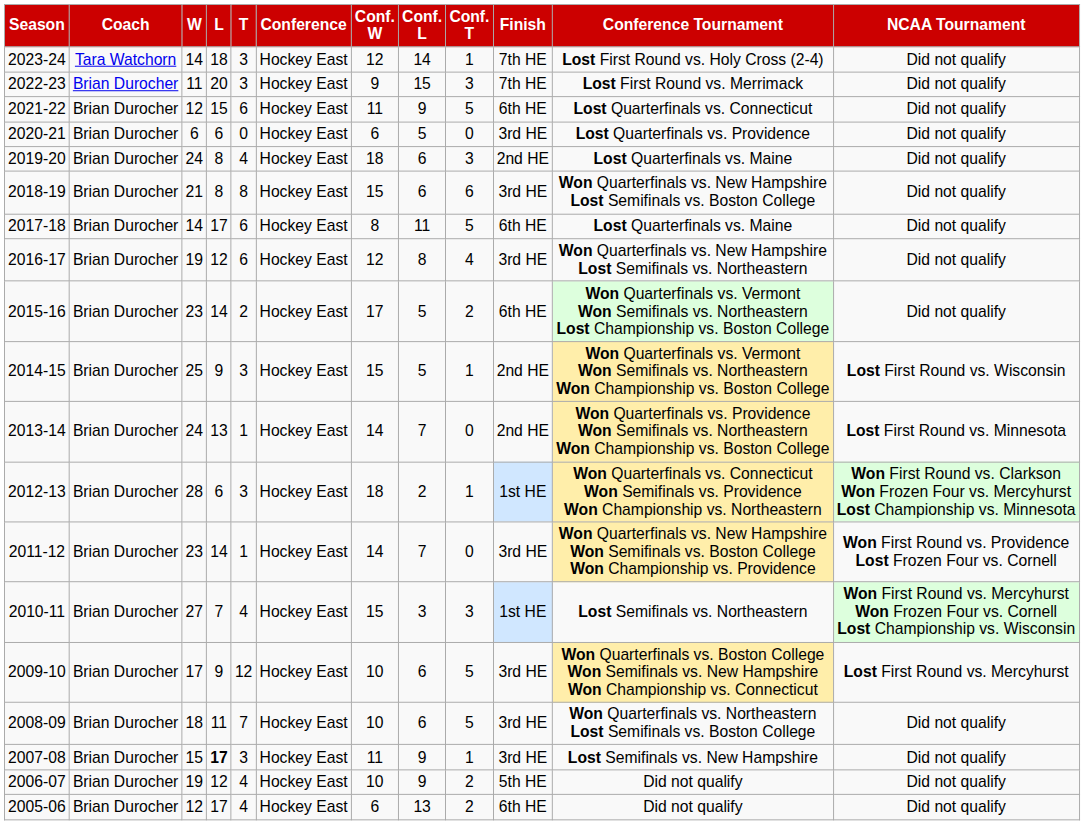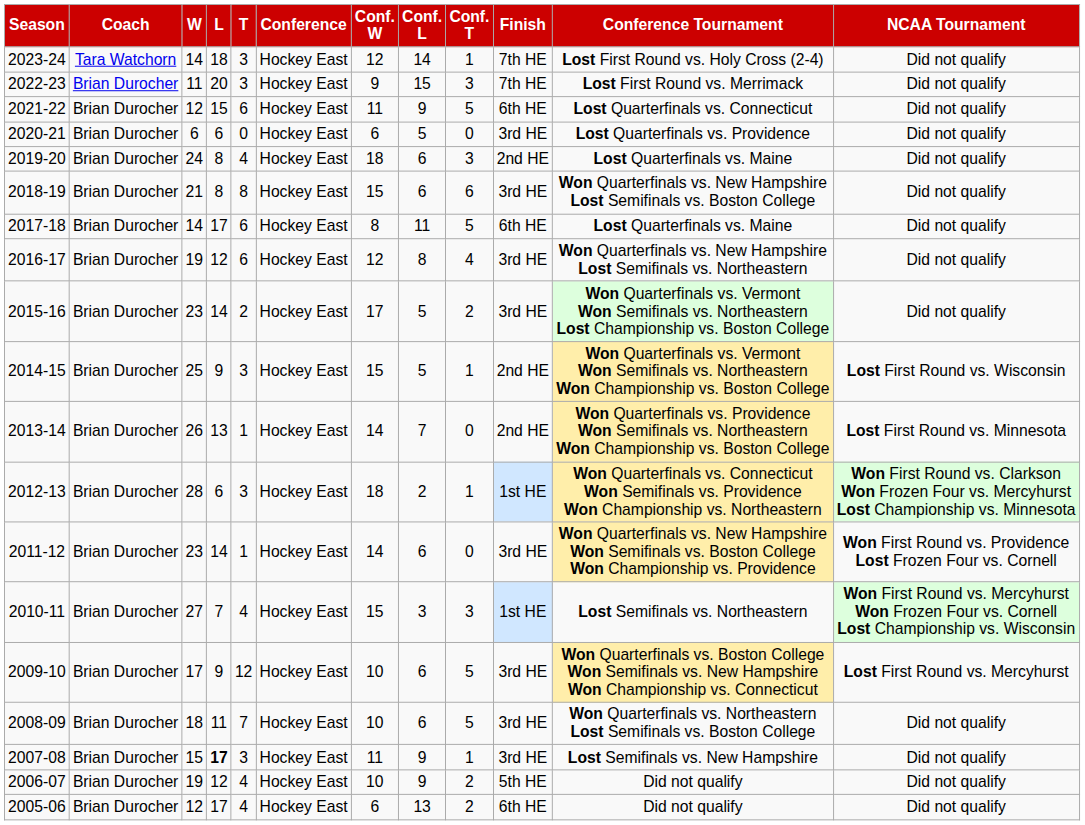(523, 311) 6th HE -> (523, 311) 3rd HE
(194, 431) 24 -> (194, 431) 26
(422, 551) 7 -> (422, 551) 6
